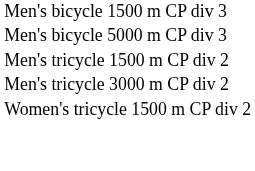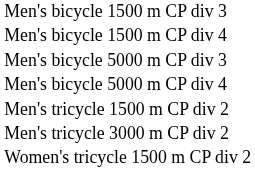+ row: (116, 35)
+ row: (116, 84)
